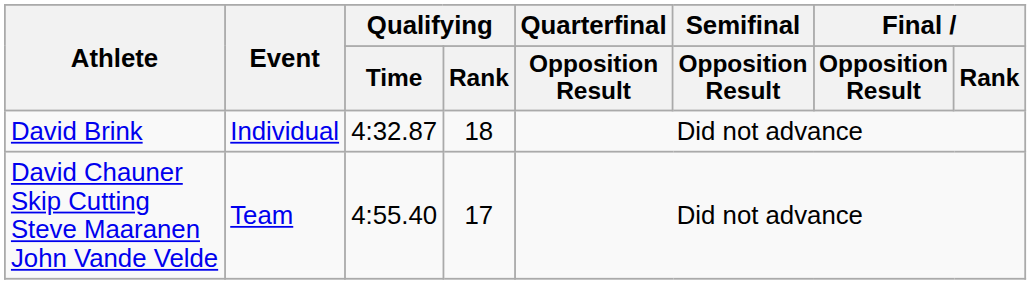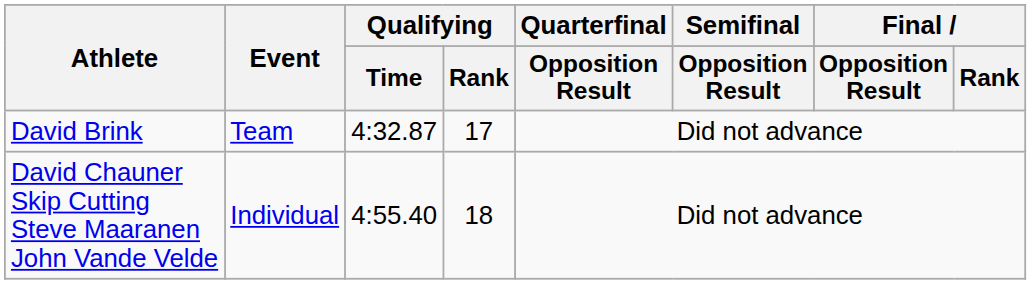(285, 132) Individual -> (262, 132) Team
(479, 132) 18 -> (479, 132) 17
(262, 215) Team -> (285, 215) Individual
(479, 215) 17 -> (479, 215) 18
